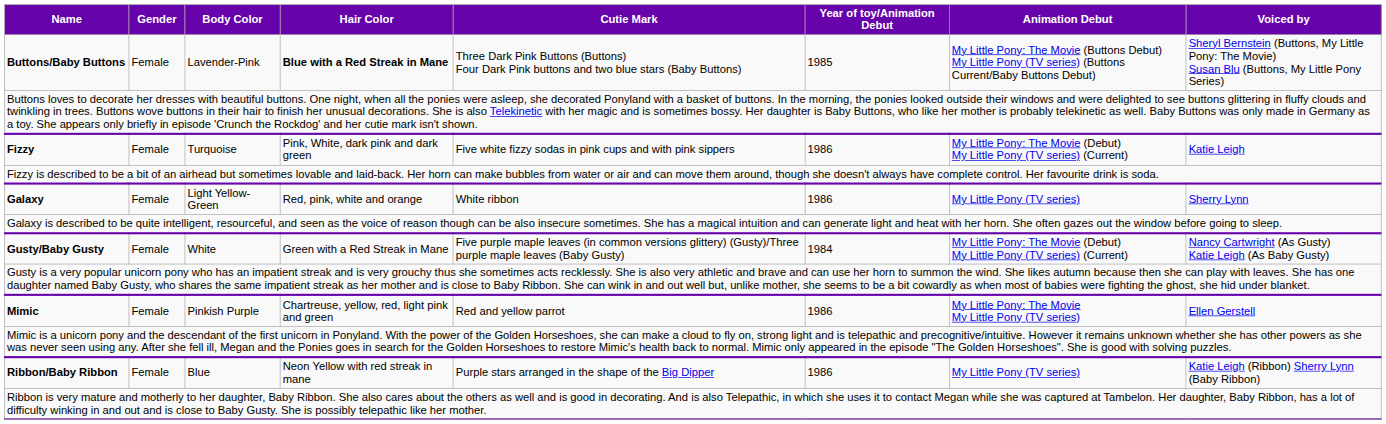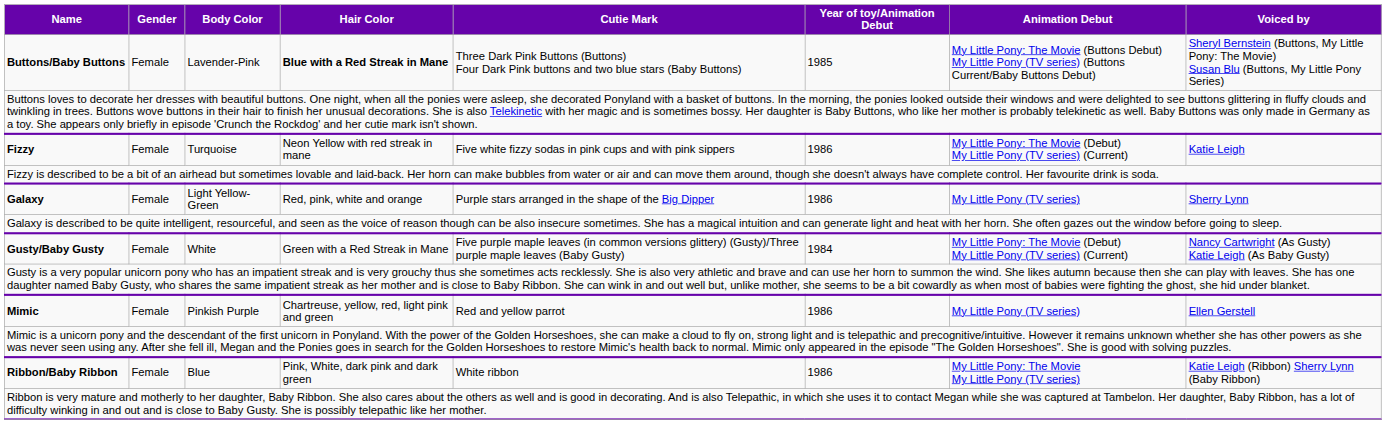(360, 149) Pink, White, dark pink and dark green -> (357, 149) Neon Yellow with red streak in mane
(487, 199) White ribbon -> (585, 199) Purple stars arranged in the shape of the Big Dipper
(1016, 311) My Little Pony: The Movie My Little Pony (TV series) -> (1016, 311) My Little Pony (TV series)
(357, 373) Neon Yellow with red streak in mane -> (360, 373) Pink, White, dark pink and dark green
(585, 373) Purple stars arranged in the shape of the Big Dipper -> (487, 373) White ribbon
(1016, 373) My Little Pony (TV series) -> (1016, 373) My Little Pony: The Movie My Little Pony (TV series)
